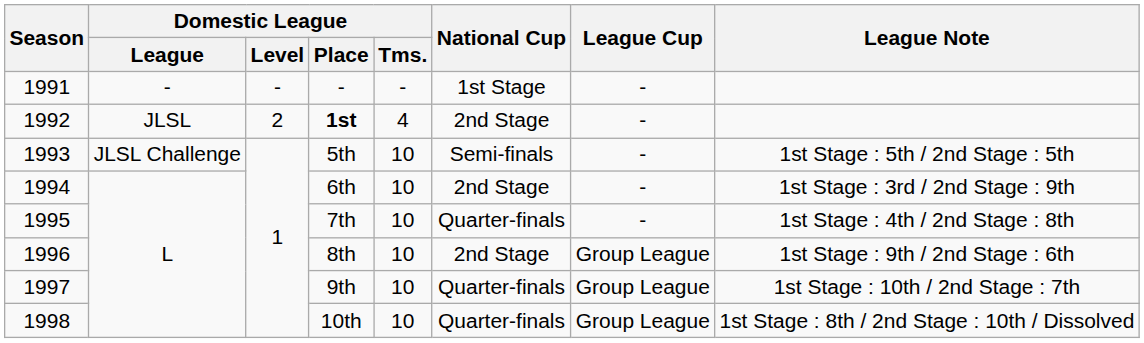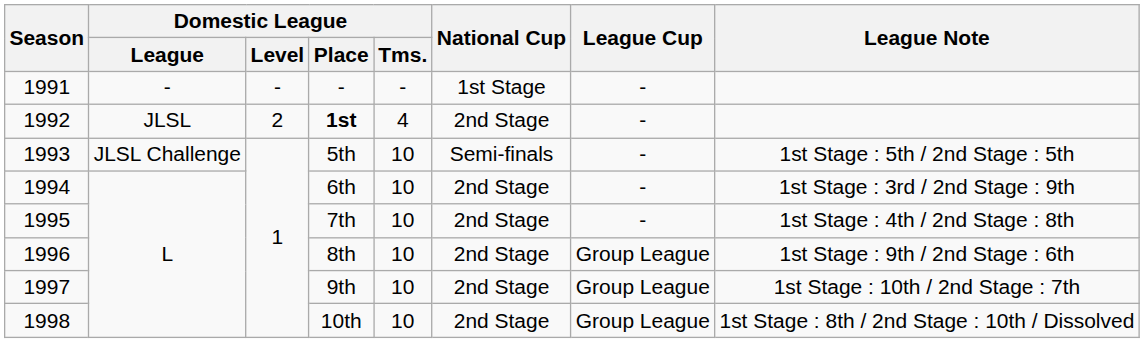(502, 220) Quarter-finals -> (502, 220) 2nd Stage
(502, 287) Quarter-finals -> (502, 287) 2nd Stage
(502, 320) Quarter-finals -> (502, 320) 2nd Stage
